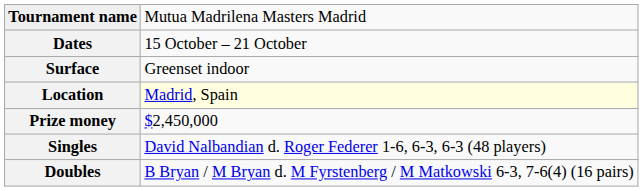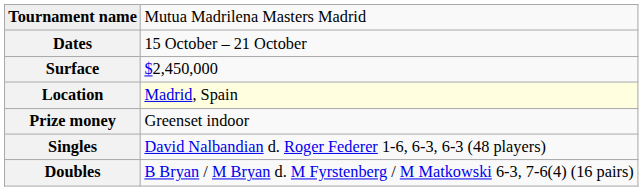(197, 69) Greenset indoor -> (181, 69) $2,450,000
(181, 120) $2,450,000 -> (197, 120) Greenset indoor
